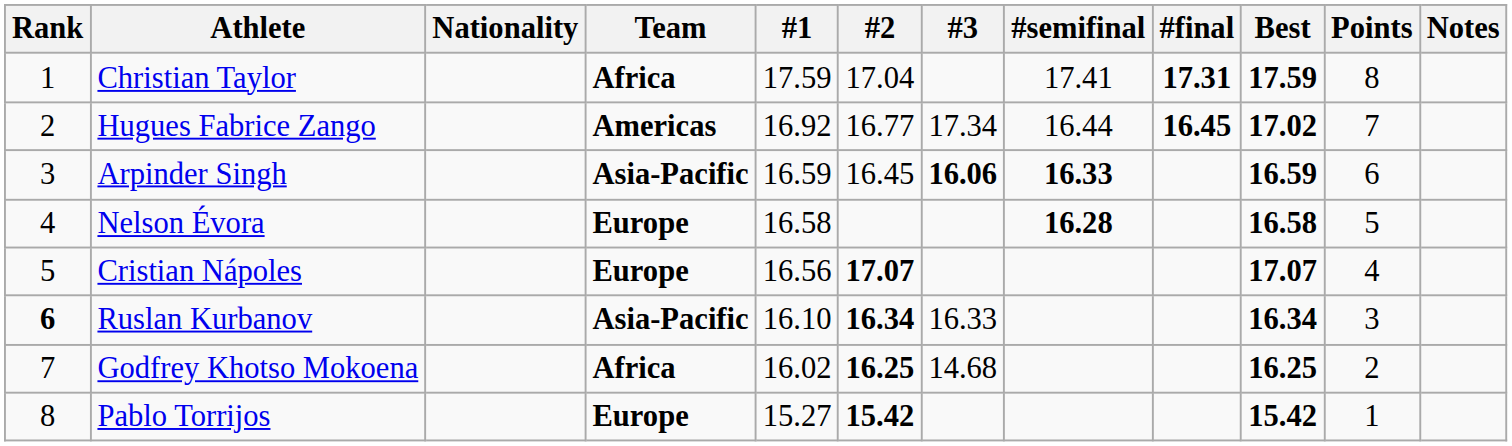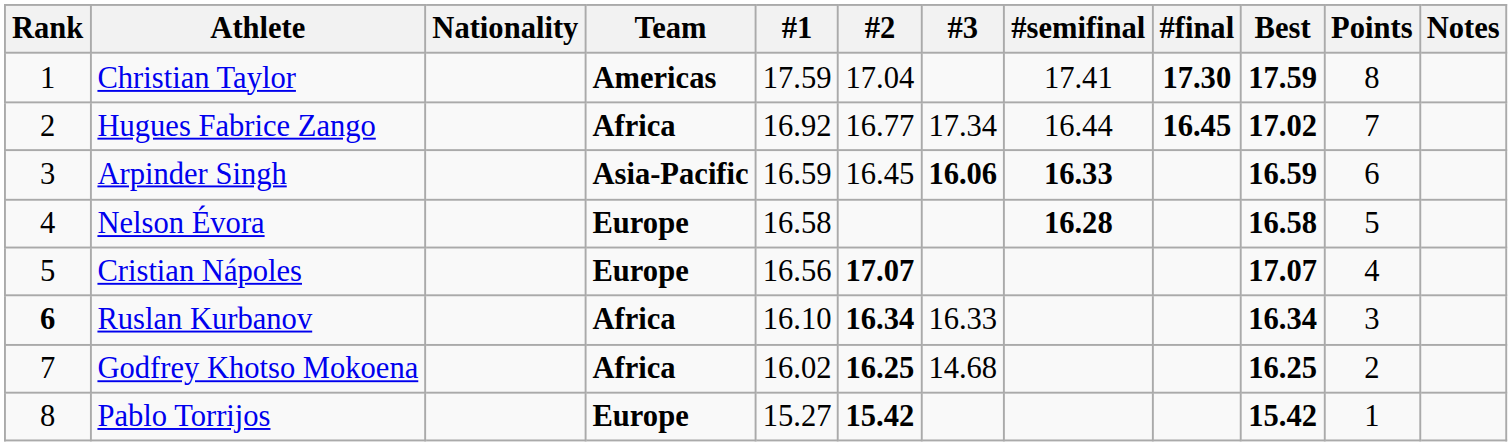(634, 77) Africa -> (654, 77) Americas
(1197, 77) 17.31 -> (1197, 77) 17.30
(654, 125) Americas -> (634, 125) Africa
(671, 319) Asia-Pacific -> (634, 319) Africa
